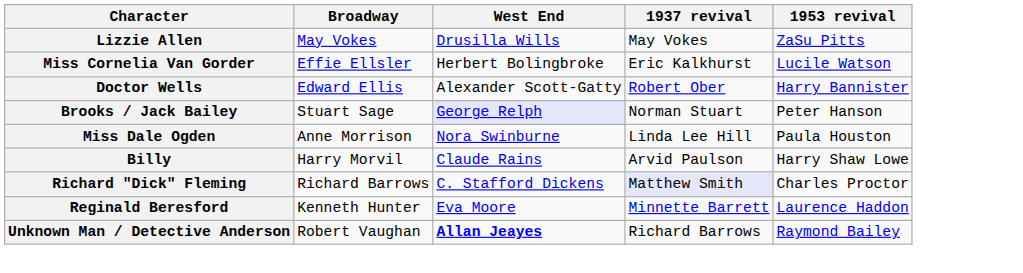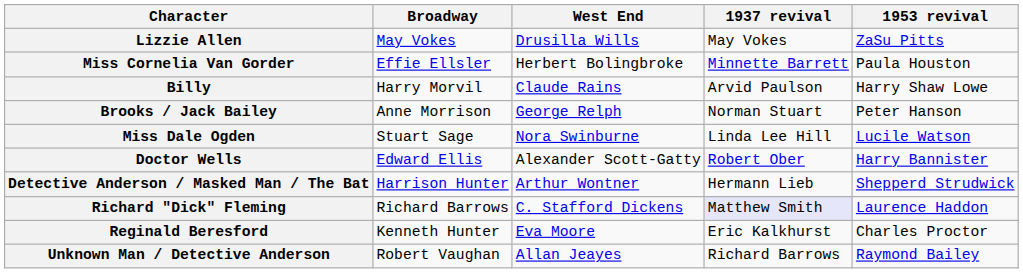(690, 64) Eric Kalkhurst -> (778, 64) Minnette Barrett
(834, 64) Lucile Watson -> (913, 64) Paula Houston
rows swapped: (149, 160) <-> (149, 88)
(346, 112) Stuart Sage -> (434, 112) Anne Morrison
(489, 112) lavender background -> (569, 112) no background
(354, 136) Anne Morrison -> (425, 136) Stuart Sage
(834, 136) Paula Houston -> (913, 136) Lucile Watson
+ row: (189, 184)
(843, 184) Charles Proctor -> (922, 208) Laurence Haddon
(699, 208) Minnette Barrett -> (770, 232) Eric Kalkhurst
(843, 208) Laurence Haddon -> (922, 232) Charles Proctor
(489, 232) bold -> (569, 256) normal
